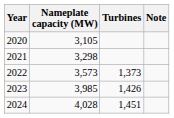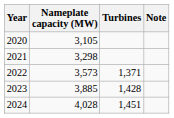(130, 72) 1,373 -> (130, 72) 1,371
(86, 89) 3,985 -> (86, 89) 3,885
(130, 89) 1,426 -> (130, 89) 1,428
